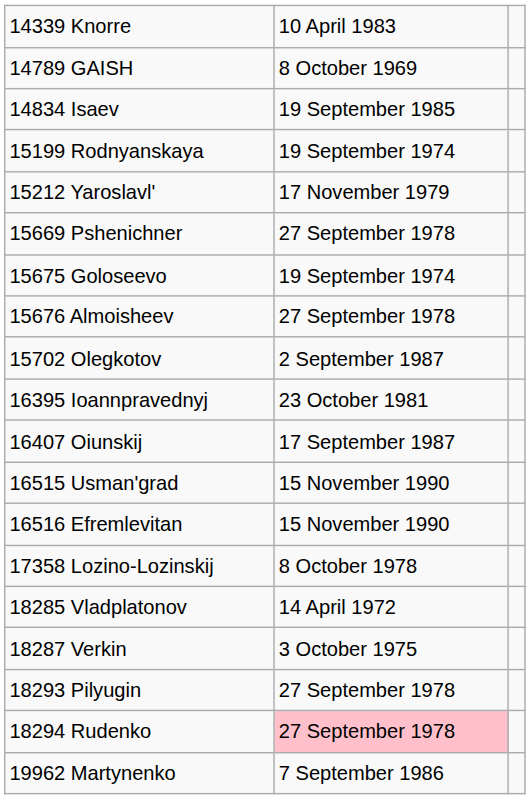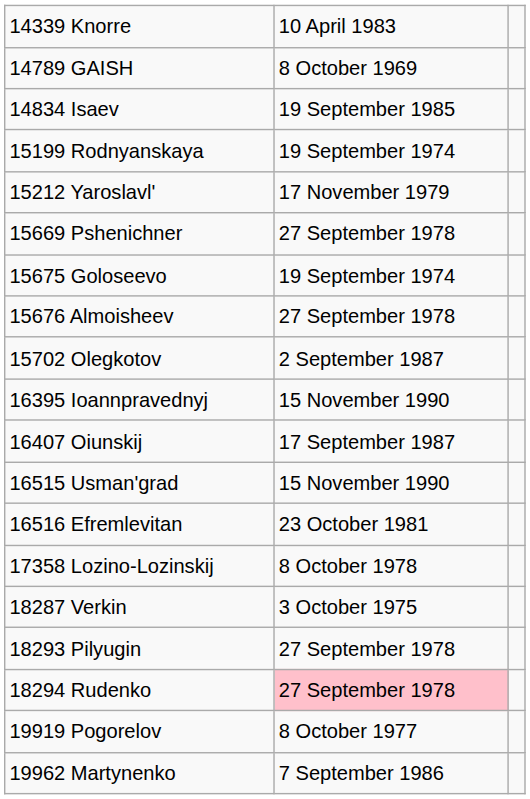(354, 400) 23 October 1981 -> (364, 400) 15 November 1990
(364, 524) 15 November 1990 -> (354, 524) 23 October 1981
- row: (98, 607)
+ row: (85, 731)
